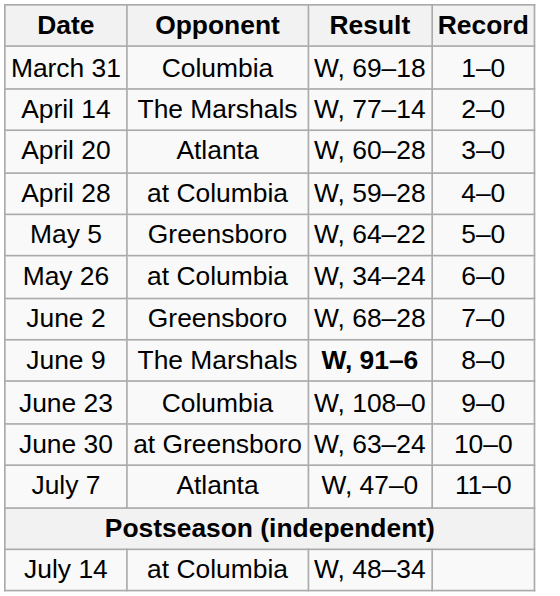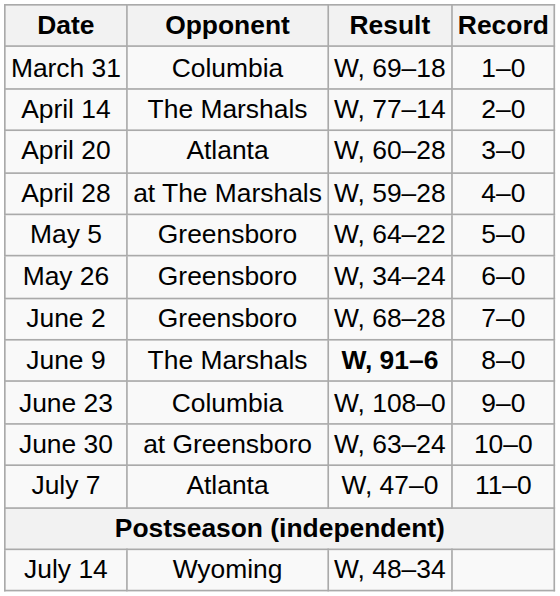(218, 192) at Columbia -> (228, 192) at The Marshals
(218, 276) at Columbia -> (228, 276) Greensboro
(218, 569) at Columbia -> (228, 569) Wyoming
